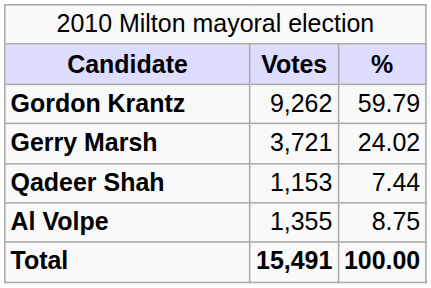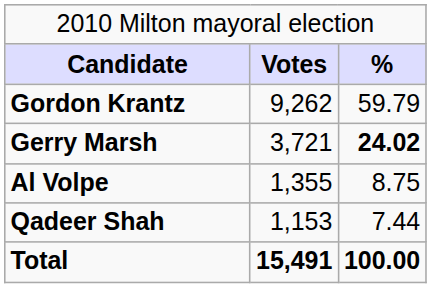(389, 143) normal -> (389, 143) bold
rows swapped: (60, 222) <-> (88, 182)
